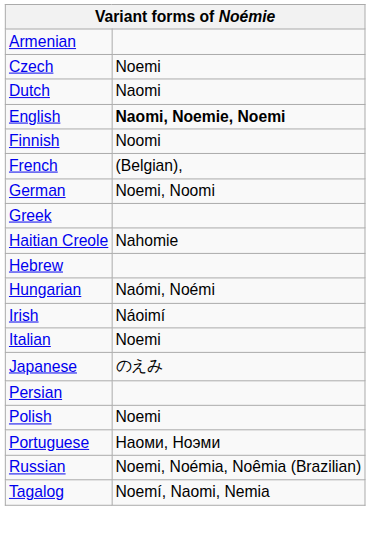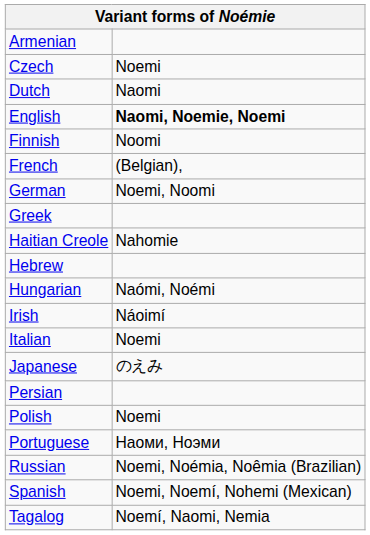+ row: (37, 492)
